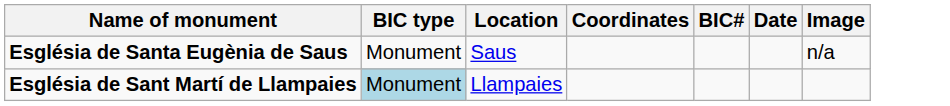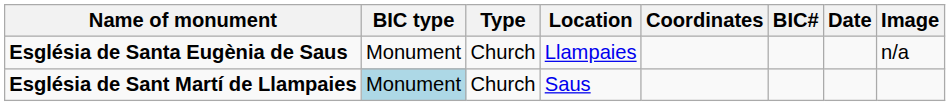+ column: (503, 20)
(493, 52) Saus -> (591, 52) Llampaies
(516, 84) Llampaies -> (568, 84) Saus
